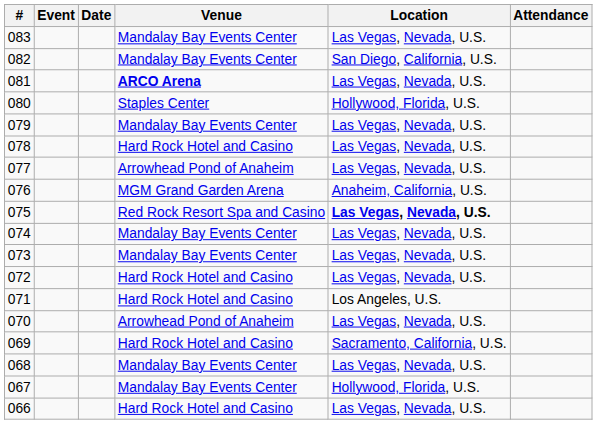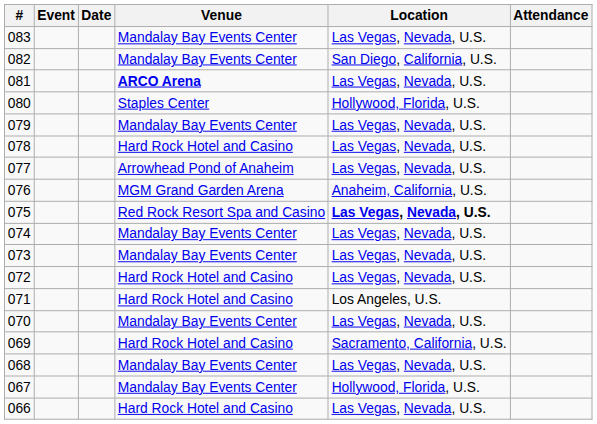(206, 322) Arrowhead Pond of Anaheim -> (207, 322) Mandalay Bay Events Center
